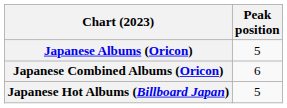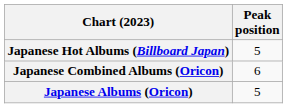rows swapped: (118, 50) <-> (118, 92)
